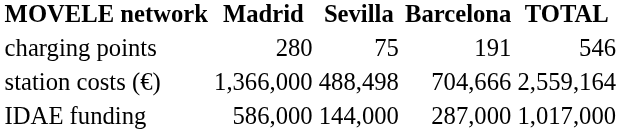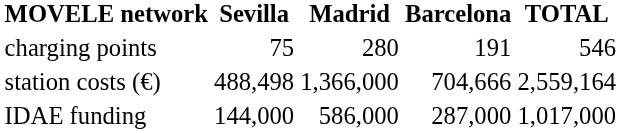columns swapped: (359, 14) <-> (263, 14)
